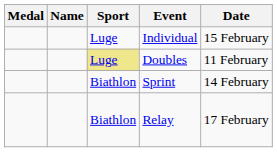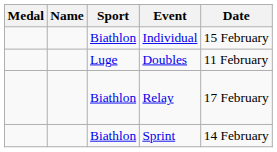(104, 38) Luge -> (113, 38) Biathlon
(104, 60) khaki background -> (104, 60) no background
rows swapped: (159, 82) <-> (158, 120)
